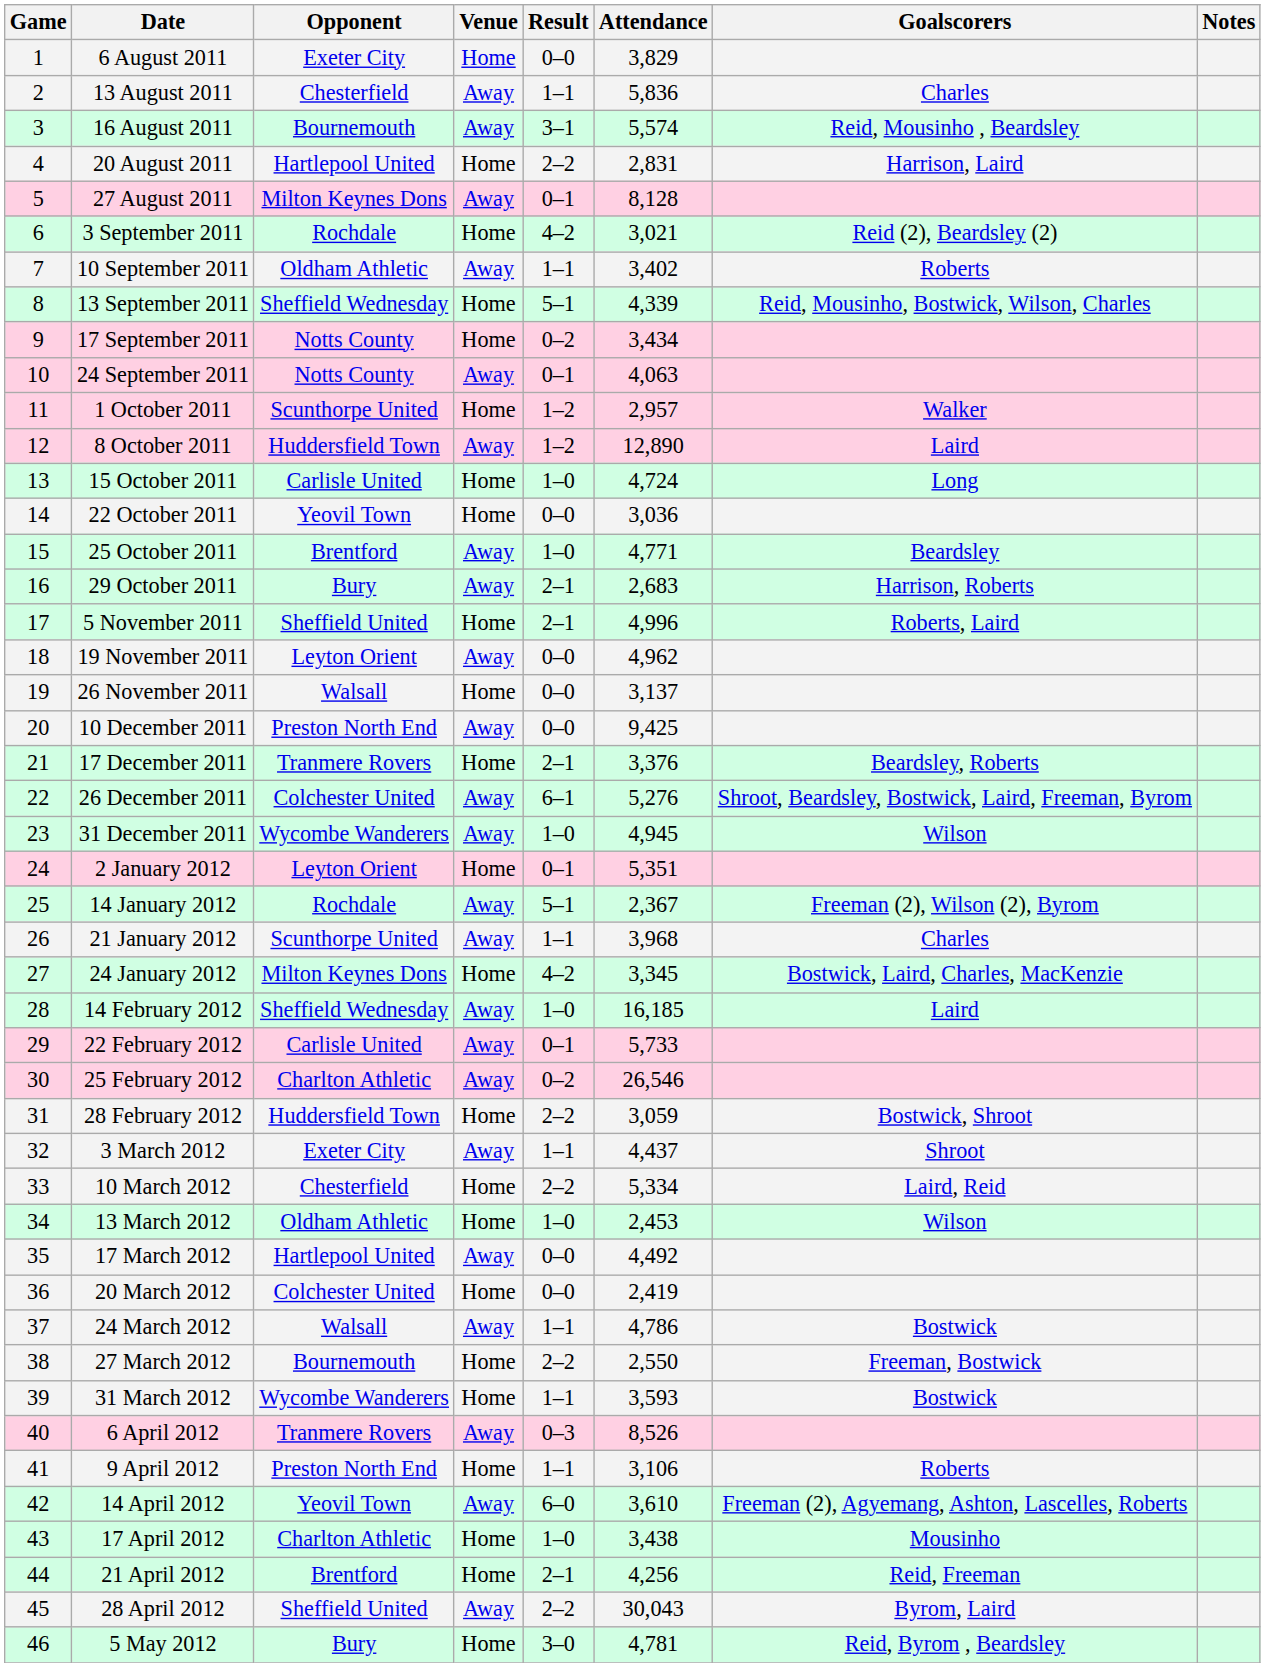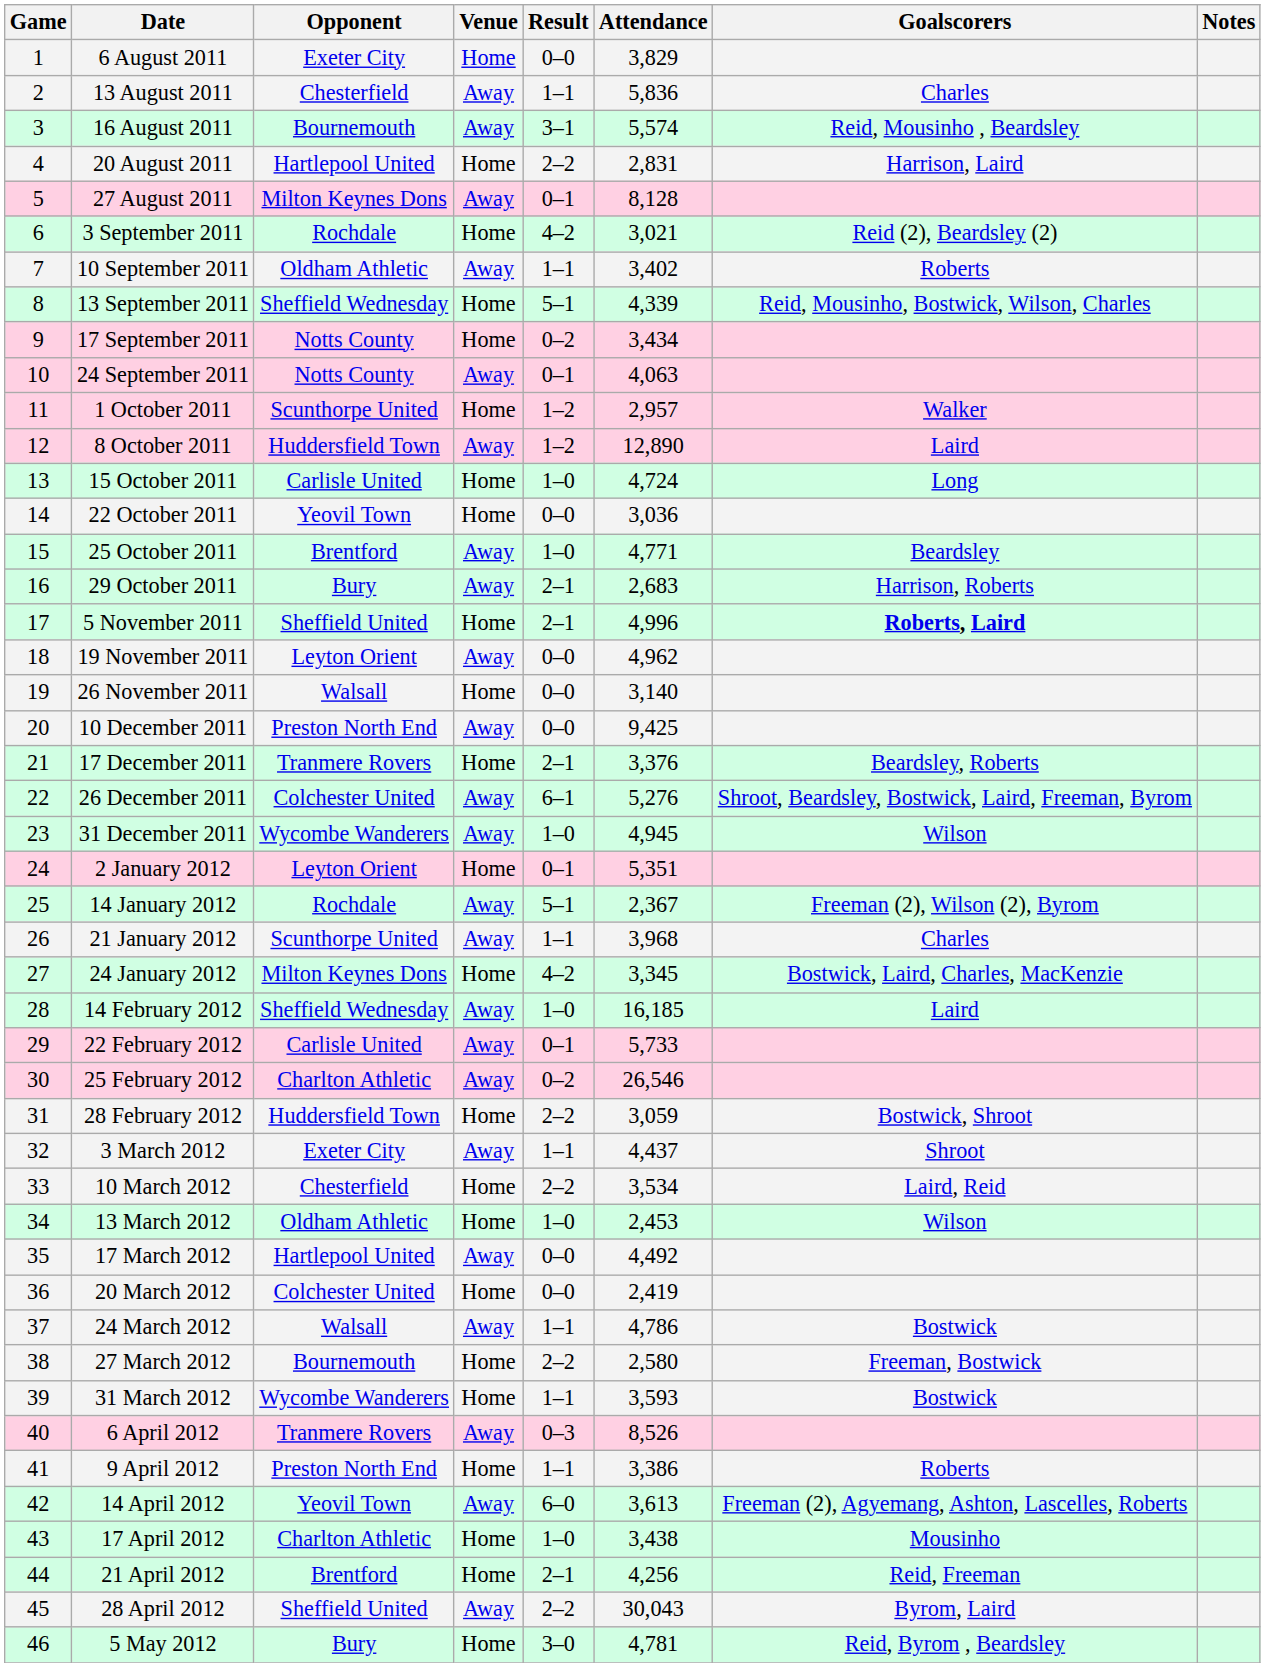(955, 621) normal -> (955, 621) bold
(653, 692) 3,137 -> (653, 692) 3,140
(653, 1186) 5,334 -> (653, 1186) 3,534
(653, 1362) 2,550 -> (653, 1362) 2,580
(653, 1468) 3,106 -> (653, 1468) 3,386
(653, 1503) 3,610 -> (653, 1503) 3,613
